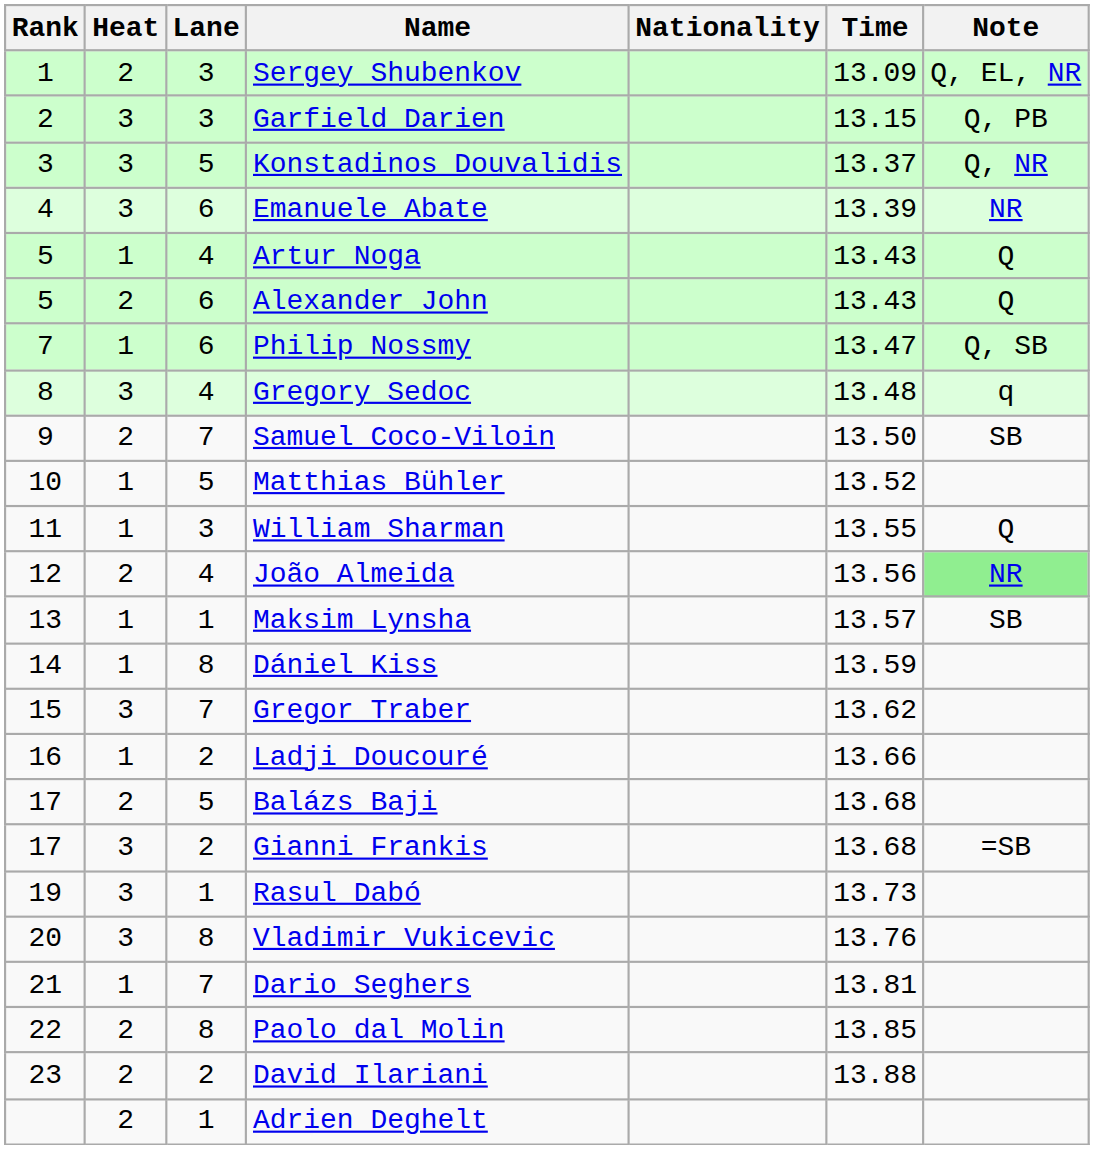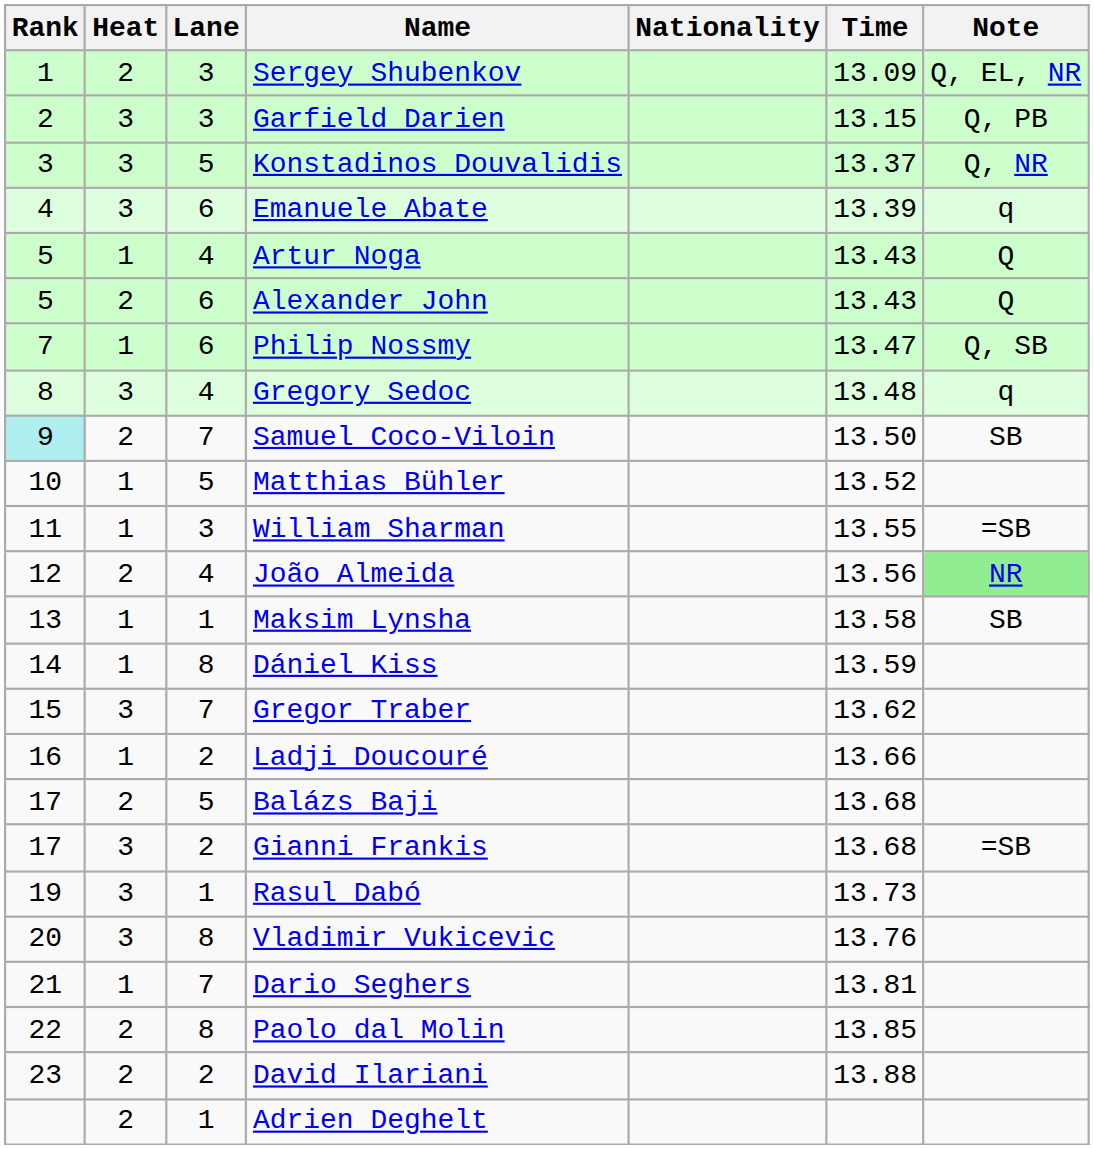(1006, 210) NR -> (1006, 210) q
(45, 438) no background -> (45, 438) paleturquoise background
(1006, 529) Q -> (1006, 529) =SB
(875, 620) 13.57 -> (875, 620) 13.58
